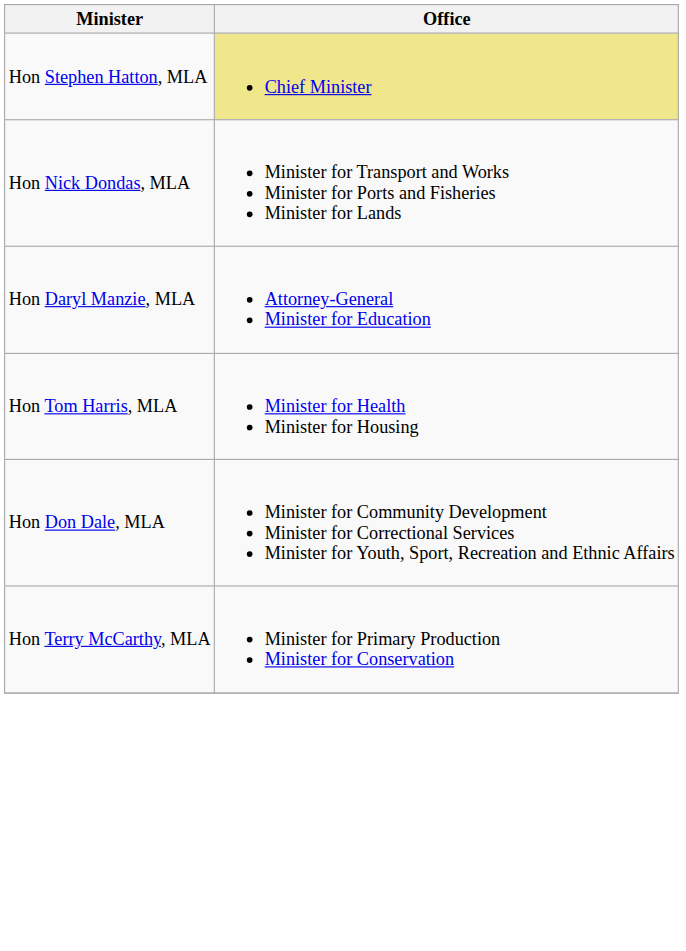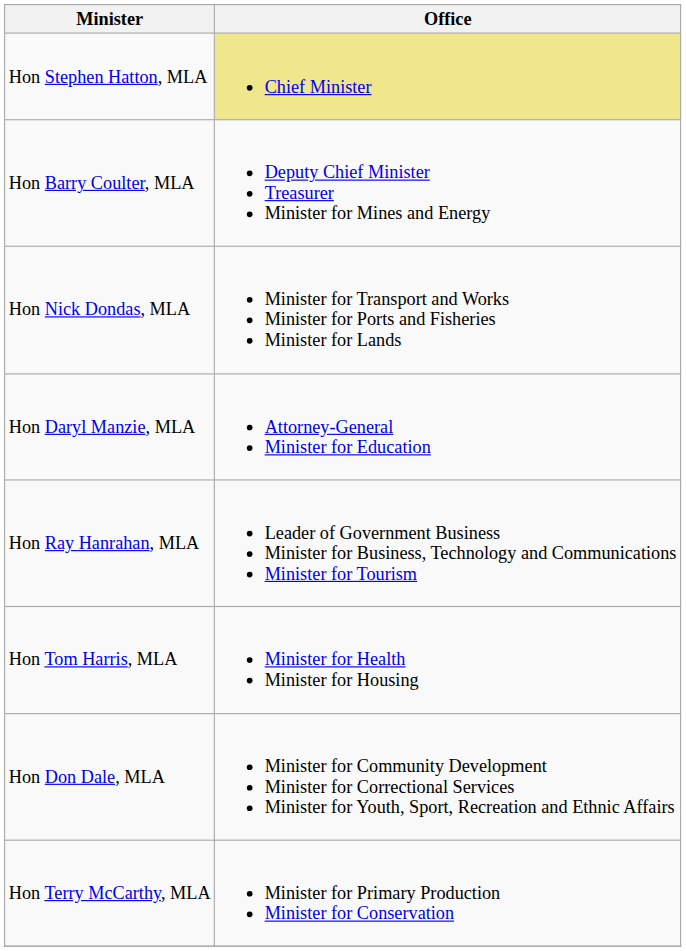+ row: (102, 182)
+ row: (104, 543)
